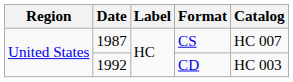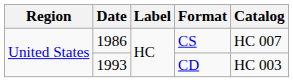(112, 40) 1987 -> (112, 40) 1986
(112, 64) 1992 -> (112, 64) 1993
